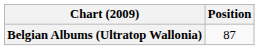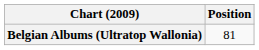(230, 34) 87 -> (230, 34) 81
